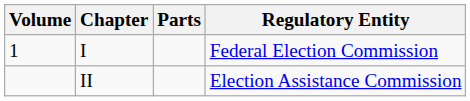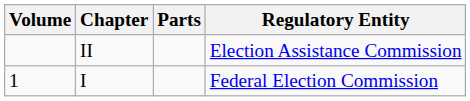rows swapped: (83, 50) <-> (87, 80)
